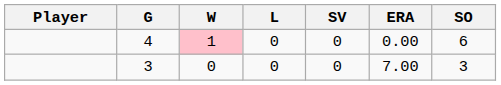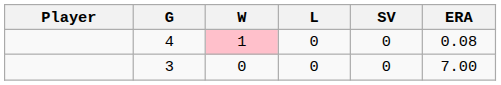- column: (463, 17)
(400, 42) 0.00 -> (459, 42) 0.08
